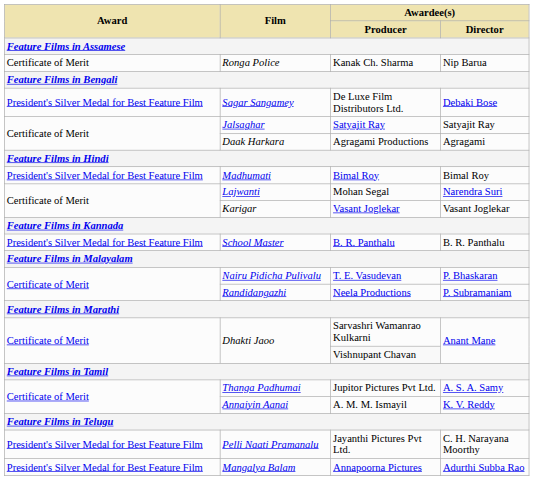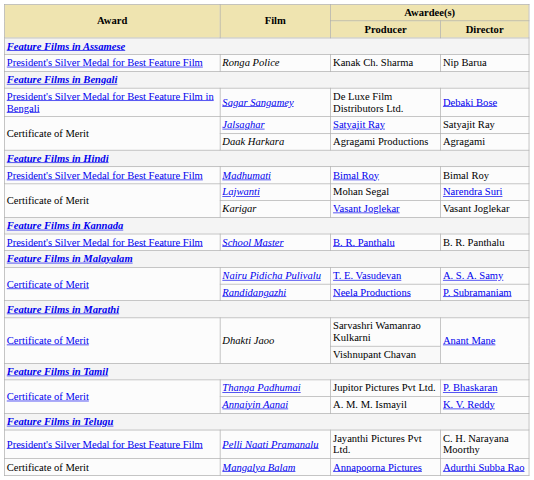(48, 63) Certificate of Merit -> (105, 63) President's Silver Medal for Best Feature Film
(105, 102) President's Silver Medal for Best Feature Film -> (110, 102) President's Silver Medal for Best Feature Film in Bengali
(470, 275) P. Bhaskaran -> (473, 275) A. S. A. Samy
(473, 388) A. S. A. Samy -> (470, 388) P. Bhaskaran
(105, 467) President's Silver Medal for Best Feature Film -> (48, 467) Certificate of Merit
